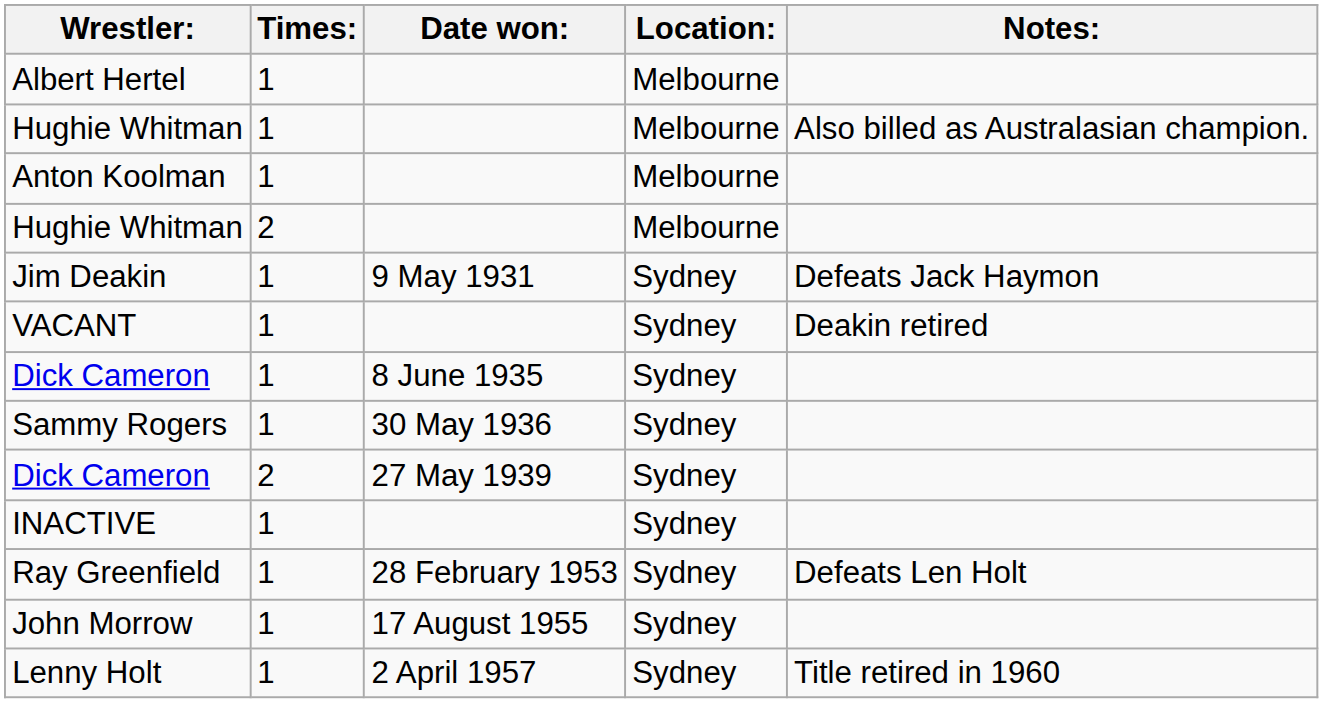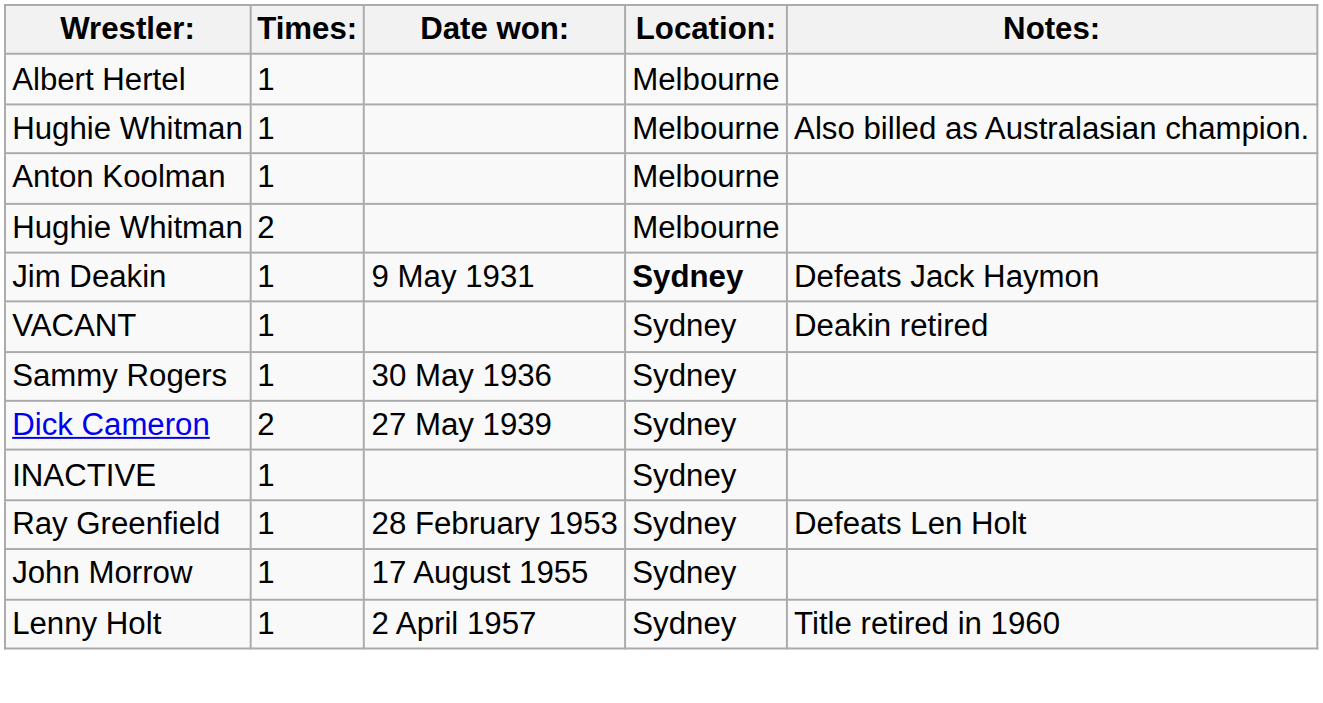(684, 276) normal -> (688, 276) bold
- row: (111, 375)
